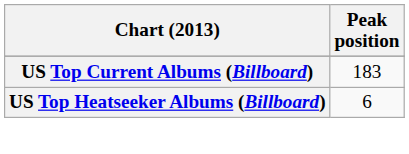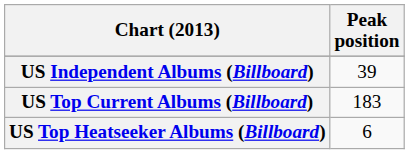+ row: (167, 71)
